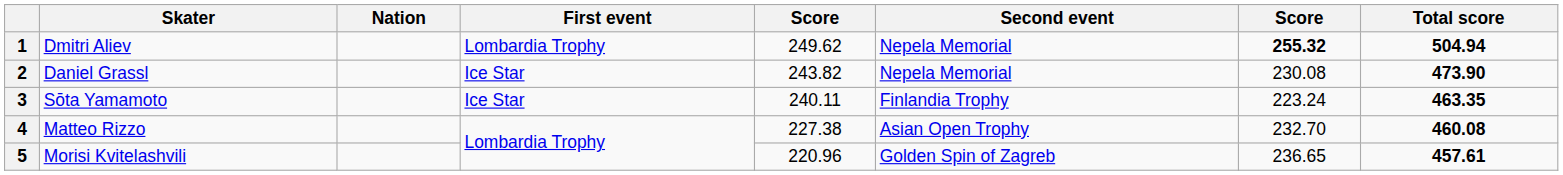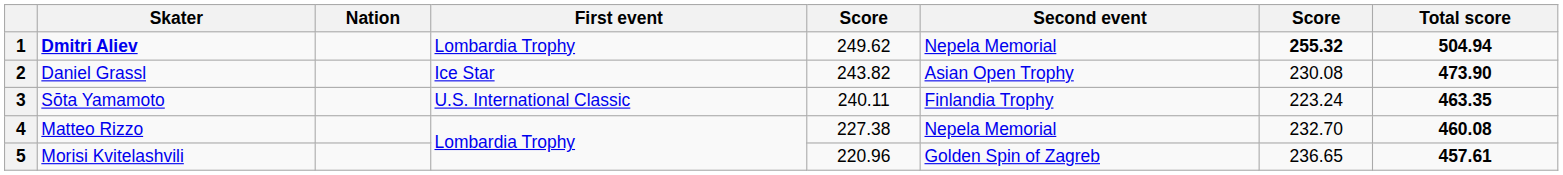(87, 45) normal -> (89, 45) bold
(946, 73) Nepela Memorial -> (999, 73) Asian Open Trophy
(495, 101) Ice Star -> (532, 101) U.S. International Classic
(954, 128) Asian Open Trophy -> (990, 128) Nepela Memorial
